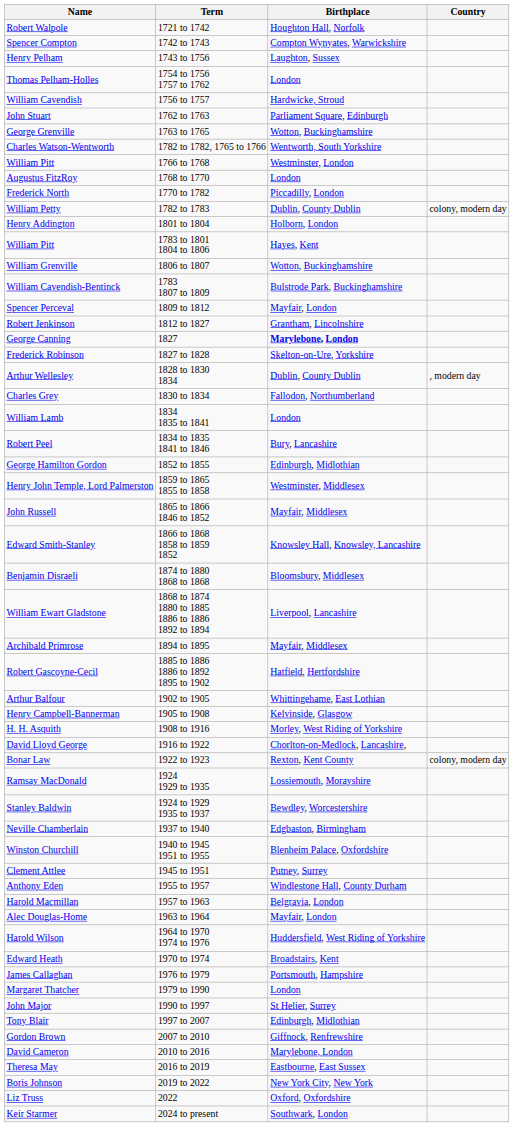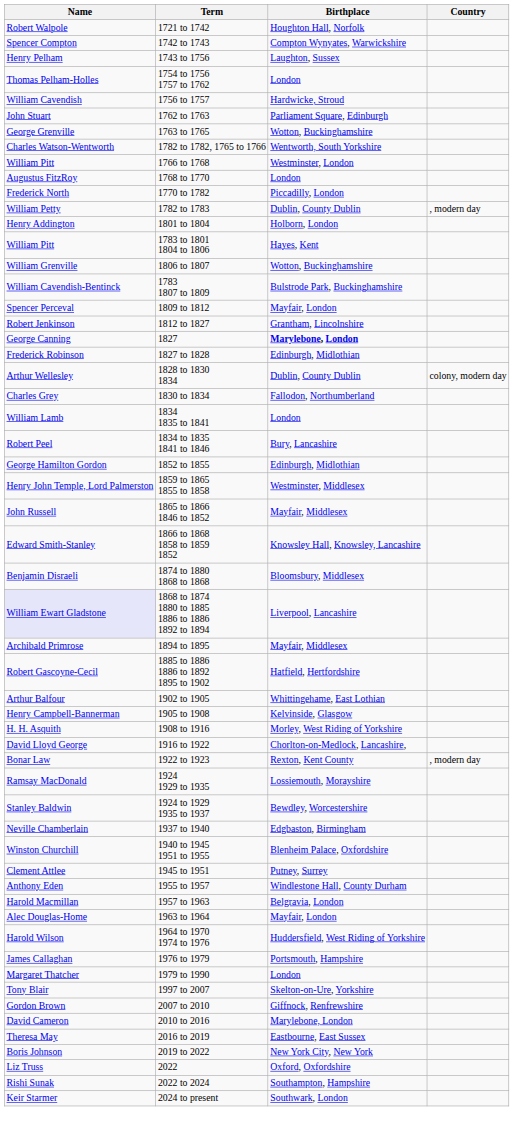(468, 208) colony, modern day -> (455, 208) , modern day
(322, 354) Skelton-on-Ure, Yorkshire -> (315, 354) Edinburgh, Midlothian
(455, 375) , modern day -> (468, 375) colony, modern day
(56, 613) no background -> (56, 613) lavender background
(468, 760) colony, modern day -> (455, 760) , modern day
- row: (184, 959)
- row: (184, 1005)
(315, 1021) Edinburgh, Midlothian -> (322, 990) Skelton-on-Ure, Yorkshire
+ row: (184, 1083)
